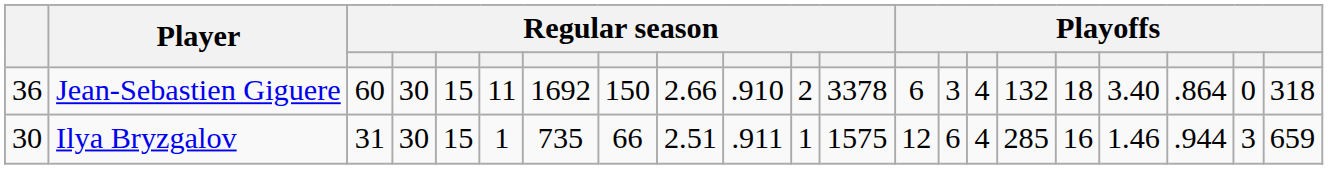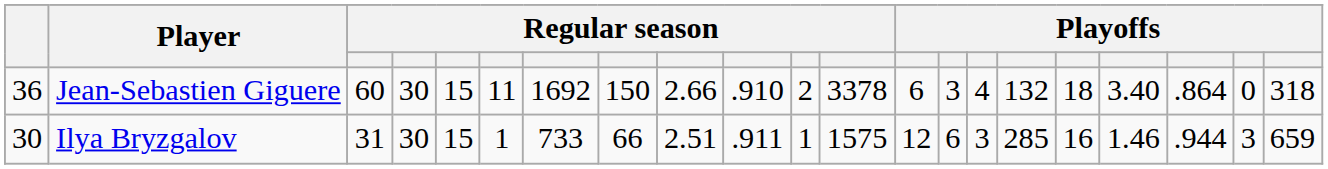(561, 138) 735 -> (561, 138) 733
(982, 138) 4 -> (982, 138) 3
